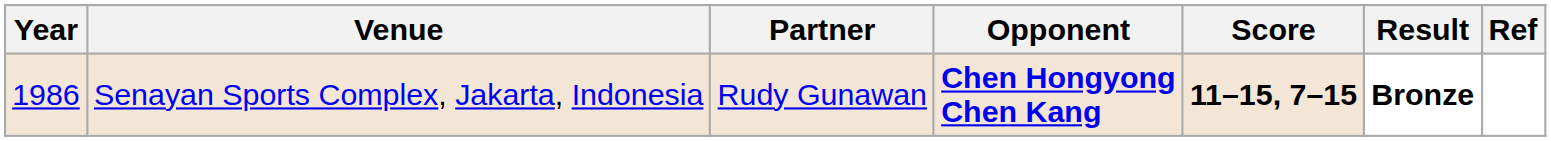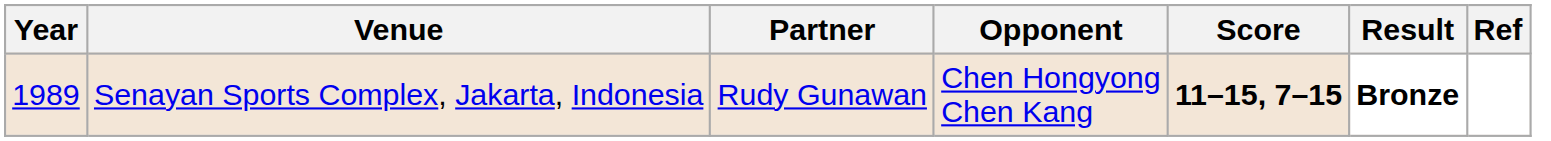(46, 94) 1986 -> (46, 94) 1989
(1058, 94) bold -> (1051, 94) normal
